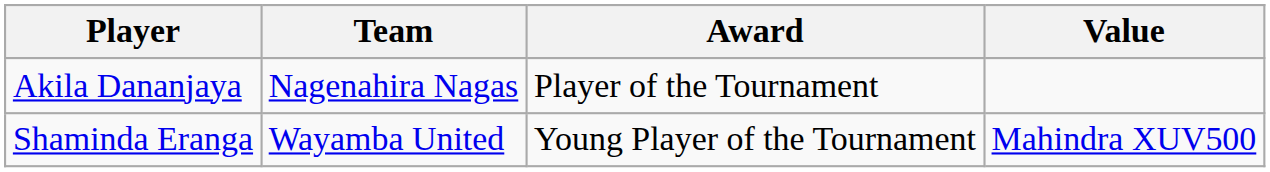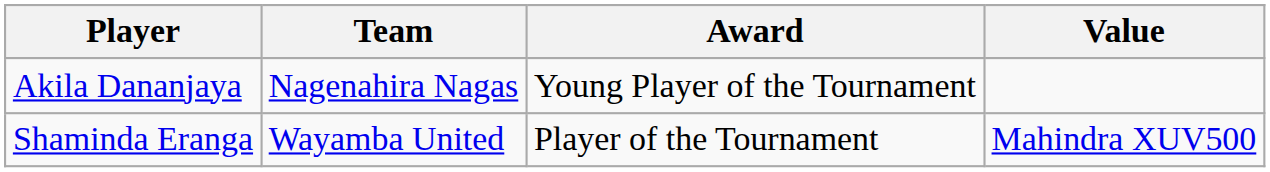(706, 85) Player of the Tournament -> (755, 85) Young Player of the Tournament
(755, 138) Young Player of the Tournament -> (706, 138) Player of the Tournament
